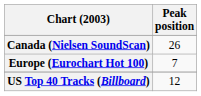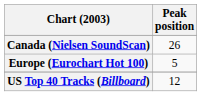(175, 63) 7 -> (175, 63) 5
